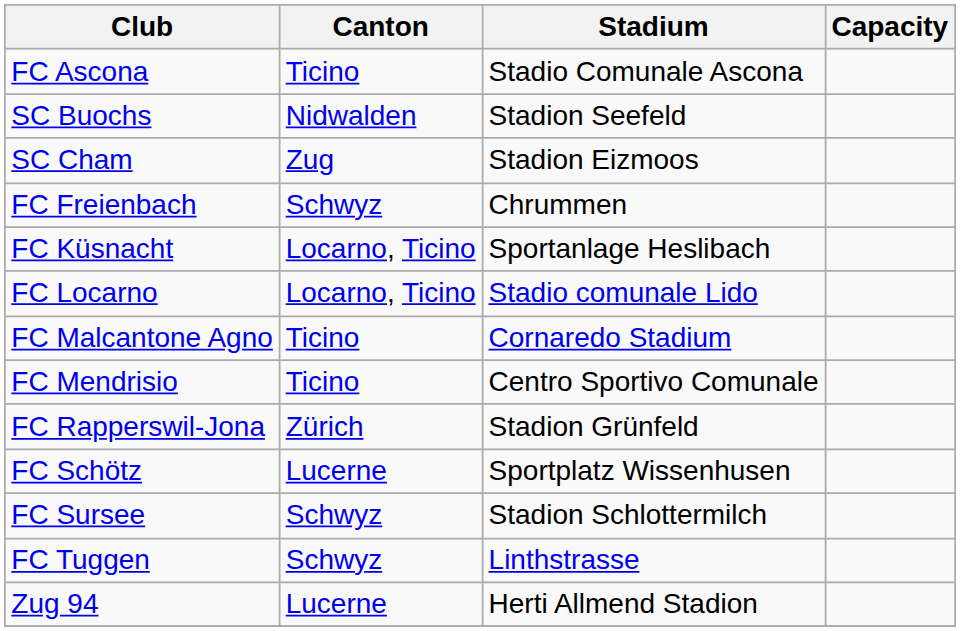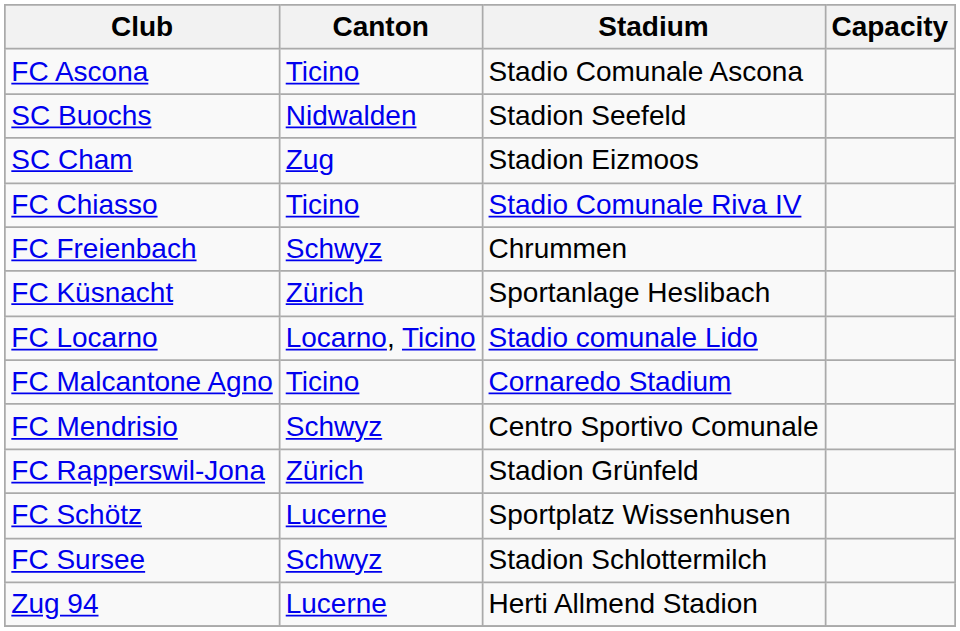+ row: (84, 204)
(381, 248) Locarno, Ticino -> (325, 293) Zürich
(323, 381) Ticino -> (334, 426) Schwyz
- row: (81, 559)
